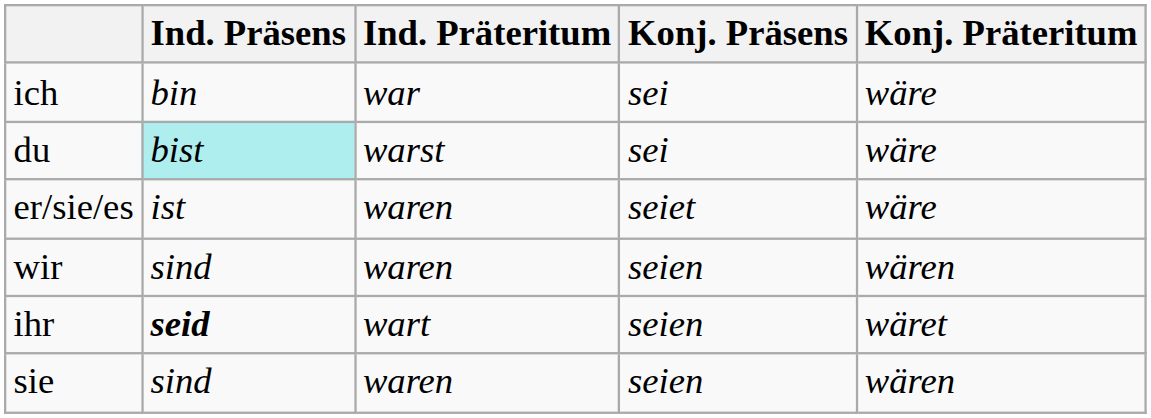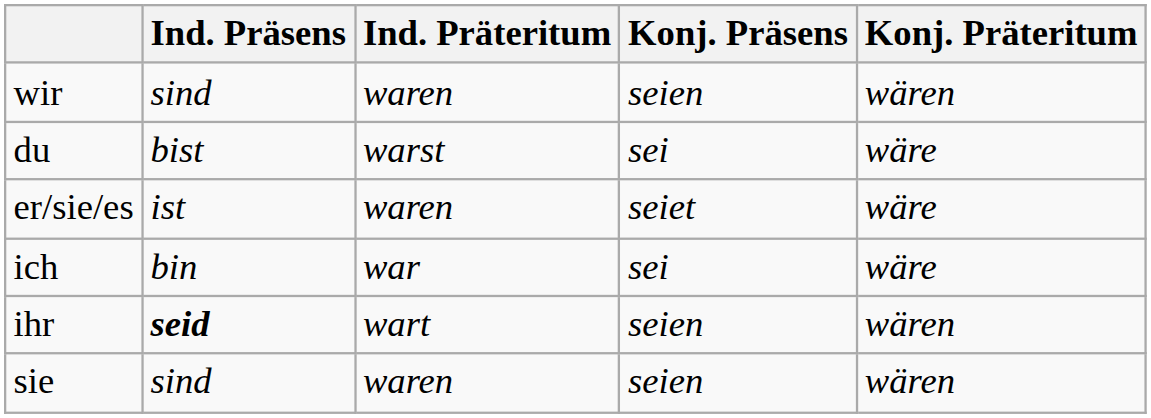rows swapped: (36, 91) <-> (38, 265)
(177, 149) paleturquoise background -> (177, 149) no background
(906, 324) wäret -> (910, 324) wären
